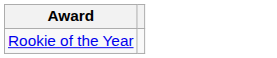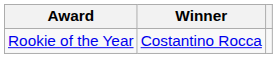+ column: (201, 16)
